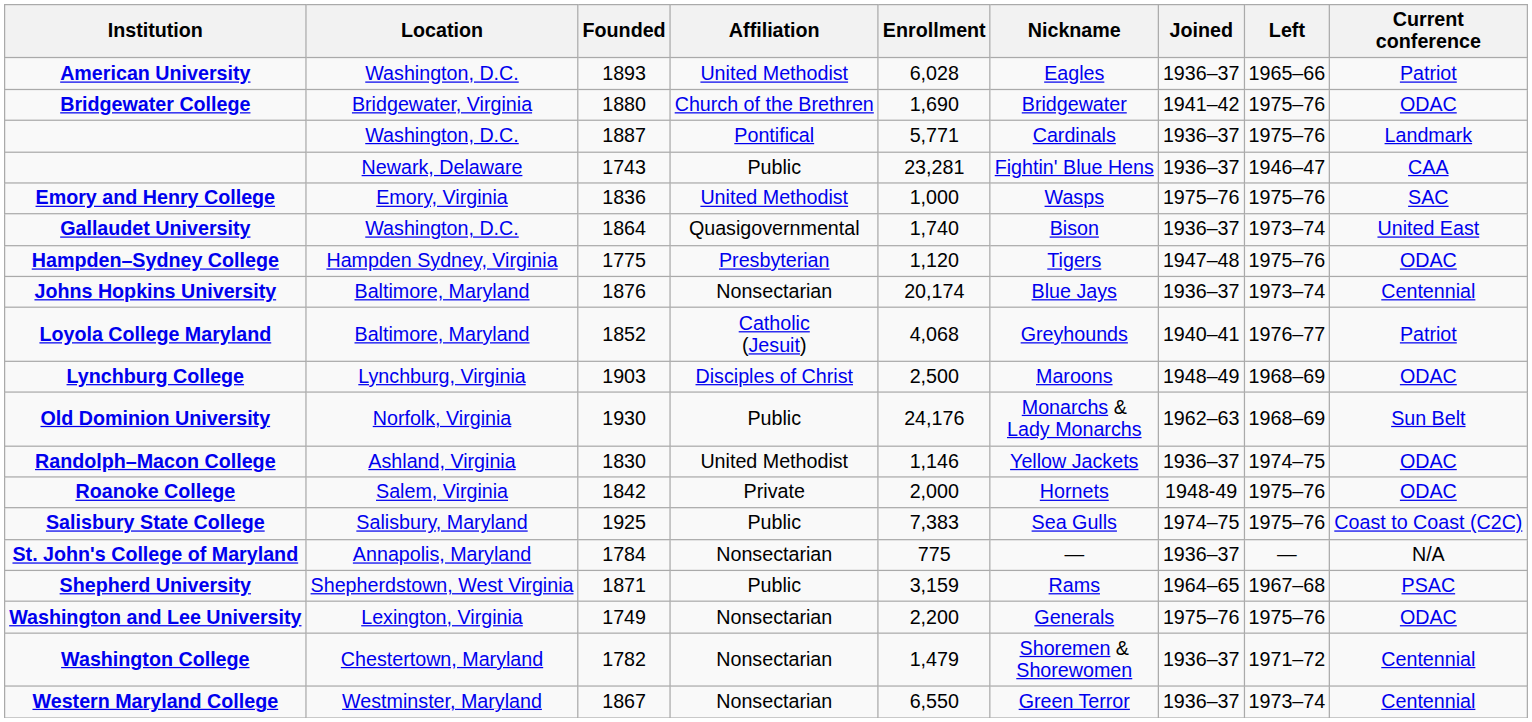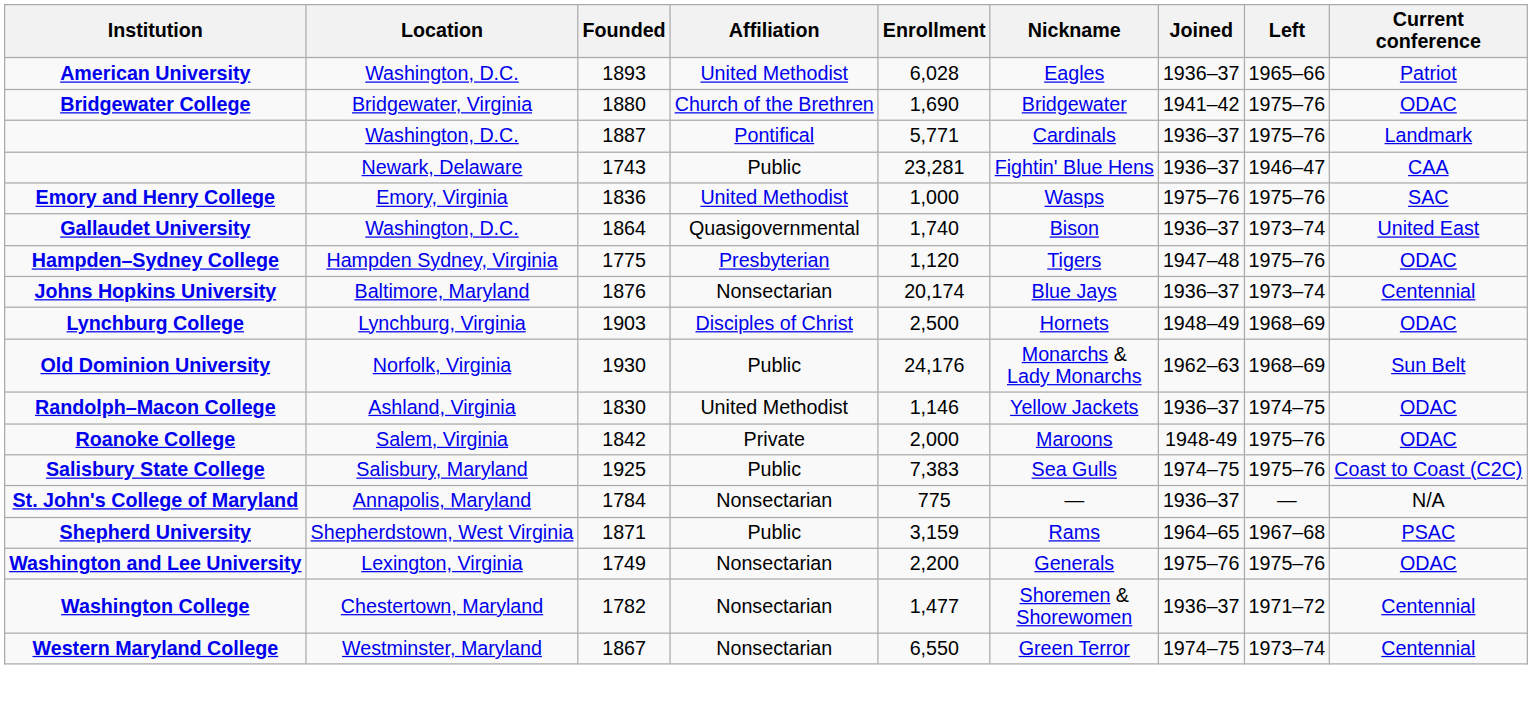- row: (155, 334)
(1074, 376) Maroons -> (1074, 323) Hornets
(1074, 492) Hornets -> (1074, 438) Maroons
(934, 659) 1,479 -> (934, 606) 1,477
(1201, 701) 1936–37 -> (1201, 648) 1974–75
